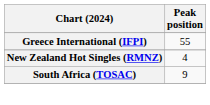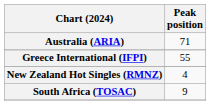+ row: (84, 41)
